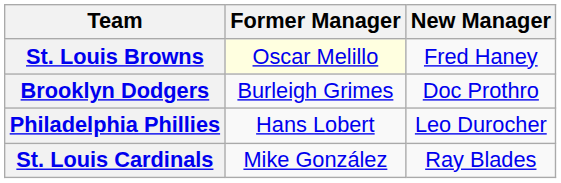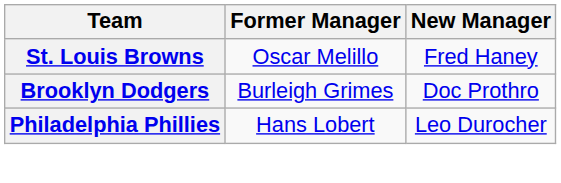(315, 56) lightyellow background -> (315, 56) no background
- row: (115, 159)
